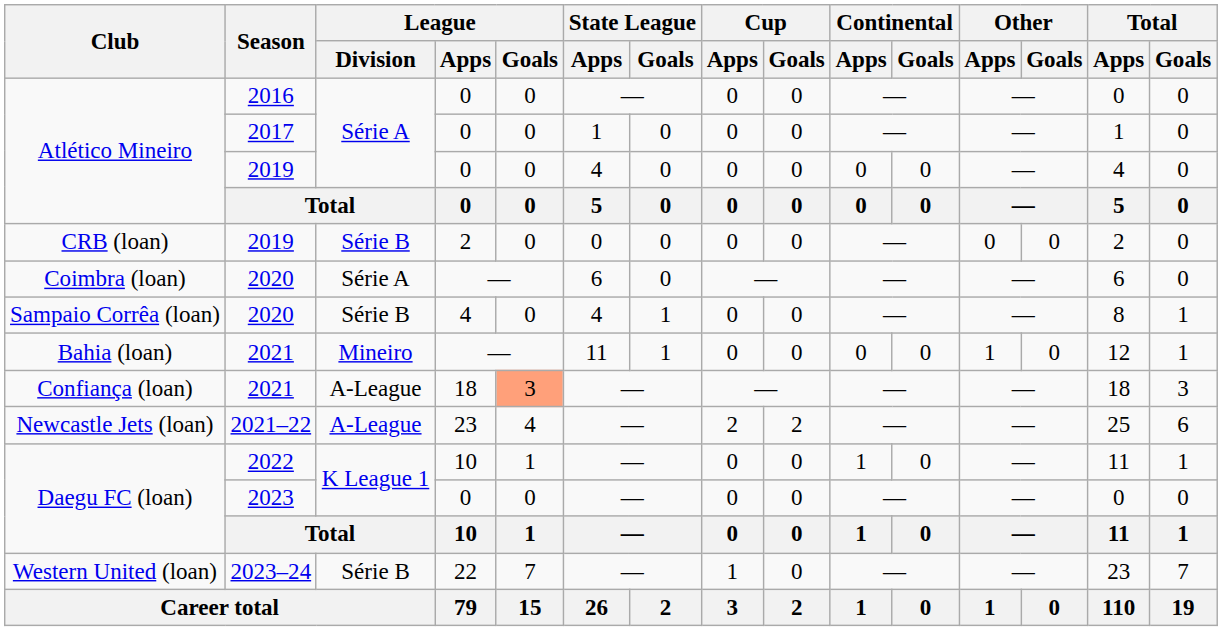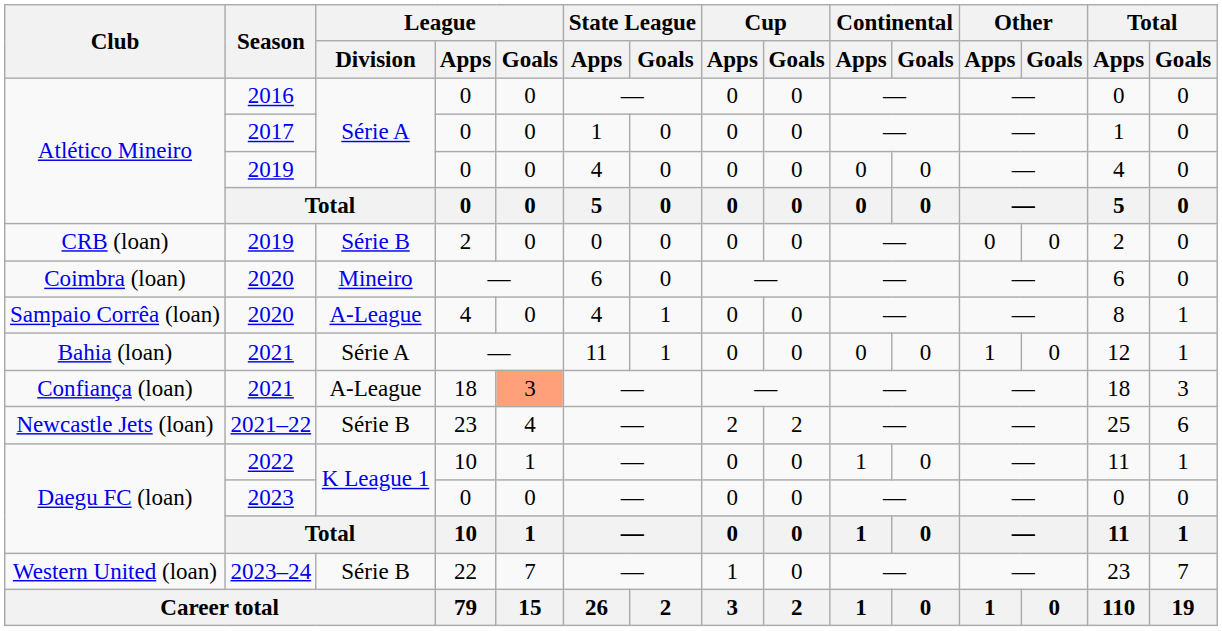(376, 278) Série A -> (376, 278) Mineiro
(376, 315) Série B -> (375, 315) A-League
(376, 351) Mineiro -> (376, 351) Série A
(375, 424) A-League -> (376, 424) Série B
